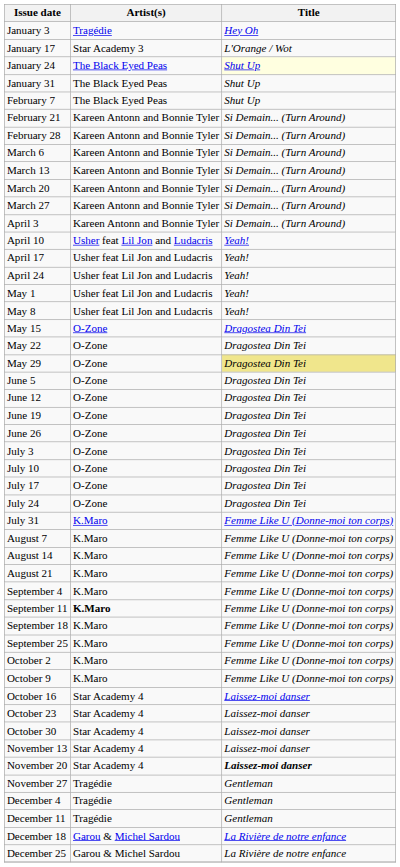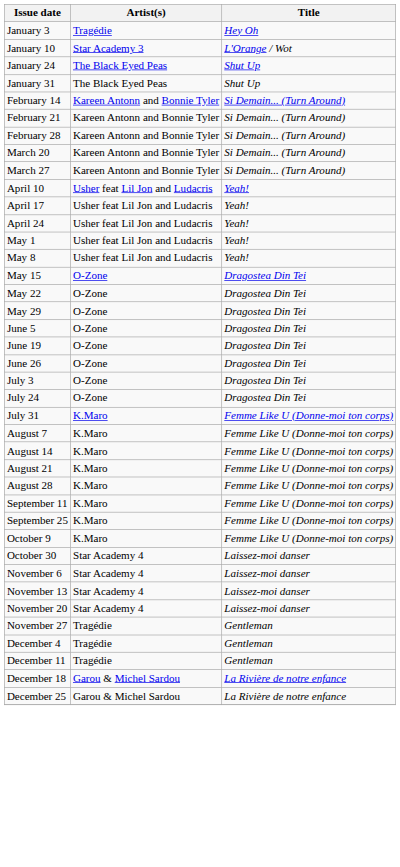+ row: (31, 48)
- row: (31, 48)
(242, 65) lightyellow background -> (242, 65) no background
- row: (31, 100)
+ row: (34, 100)
- row: (25, 153)
- row: (28, 170)
- row: (23, 223)
(265, 363) khaki background -> (265, 310) no background
- row: (24, 398)
- row: (23, 468)
- row: (23, 485)
+ row: (30, 485)
- row: (35, 591)
(92, 608) bold -> (90, 503) normal
- row: (37, 626)
- row: (29, 661)
- row: (32, 696)
- row: (32, 713)
+ row: (34, 573)
(268, 766) bold -> (267, 608) normal
